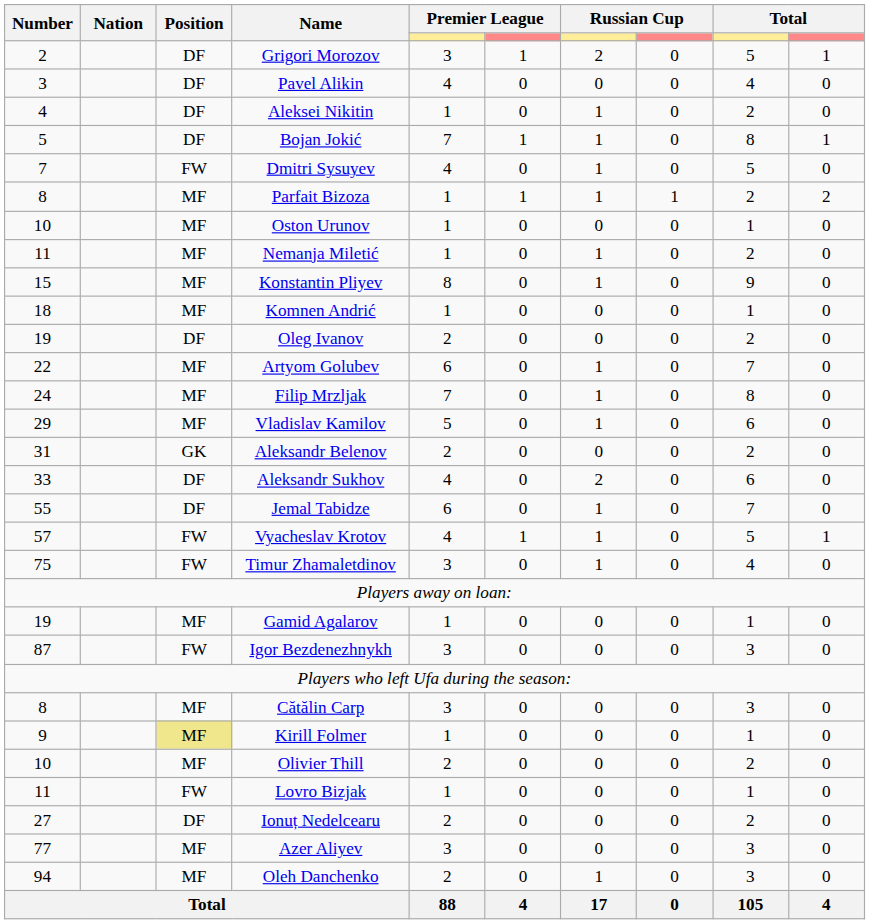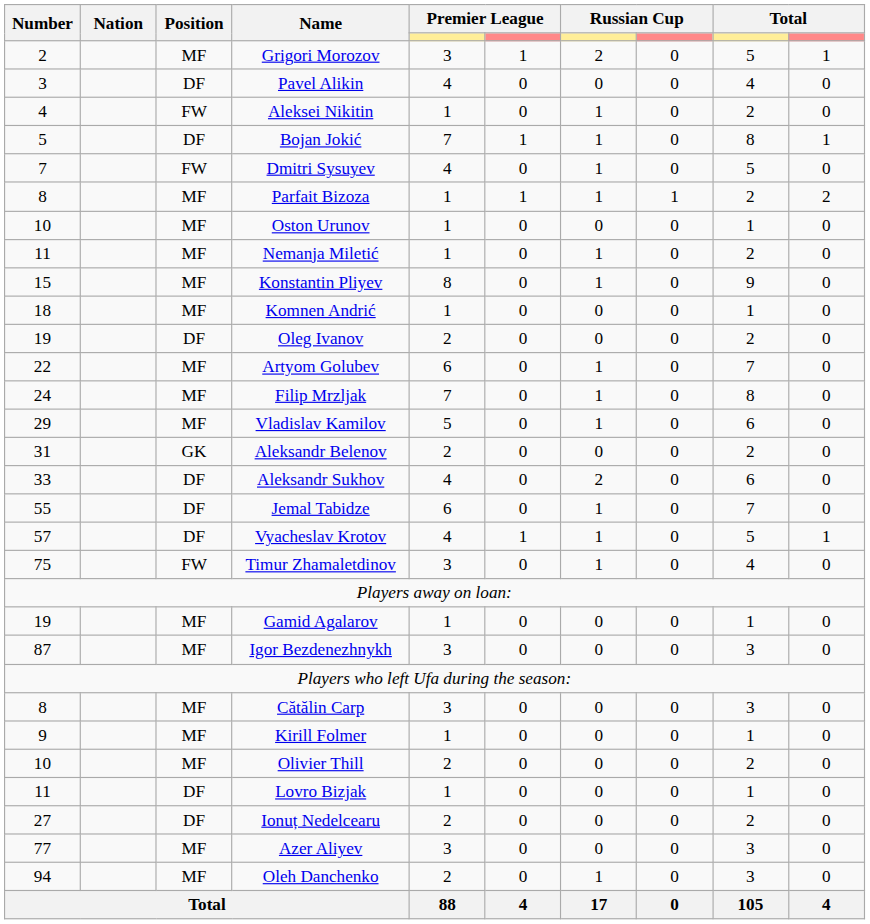(194, 55) DF -> (194, 55) MF
(194, 111) DF -> (194, 111) FW
(194, 536) FW -> (194, 536) DF
(194, 649) FW -> (194, 649) MF
(194, 734) khaki background -> (194, 734) no background
(194, 791) FW -> (194, 791) DF
